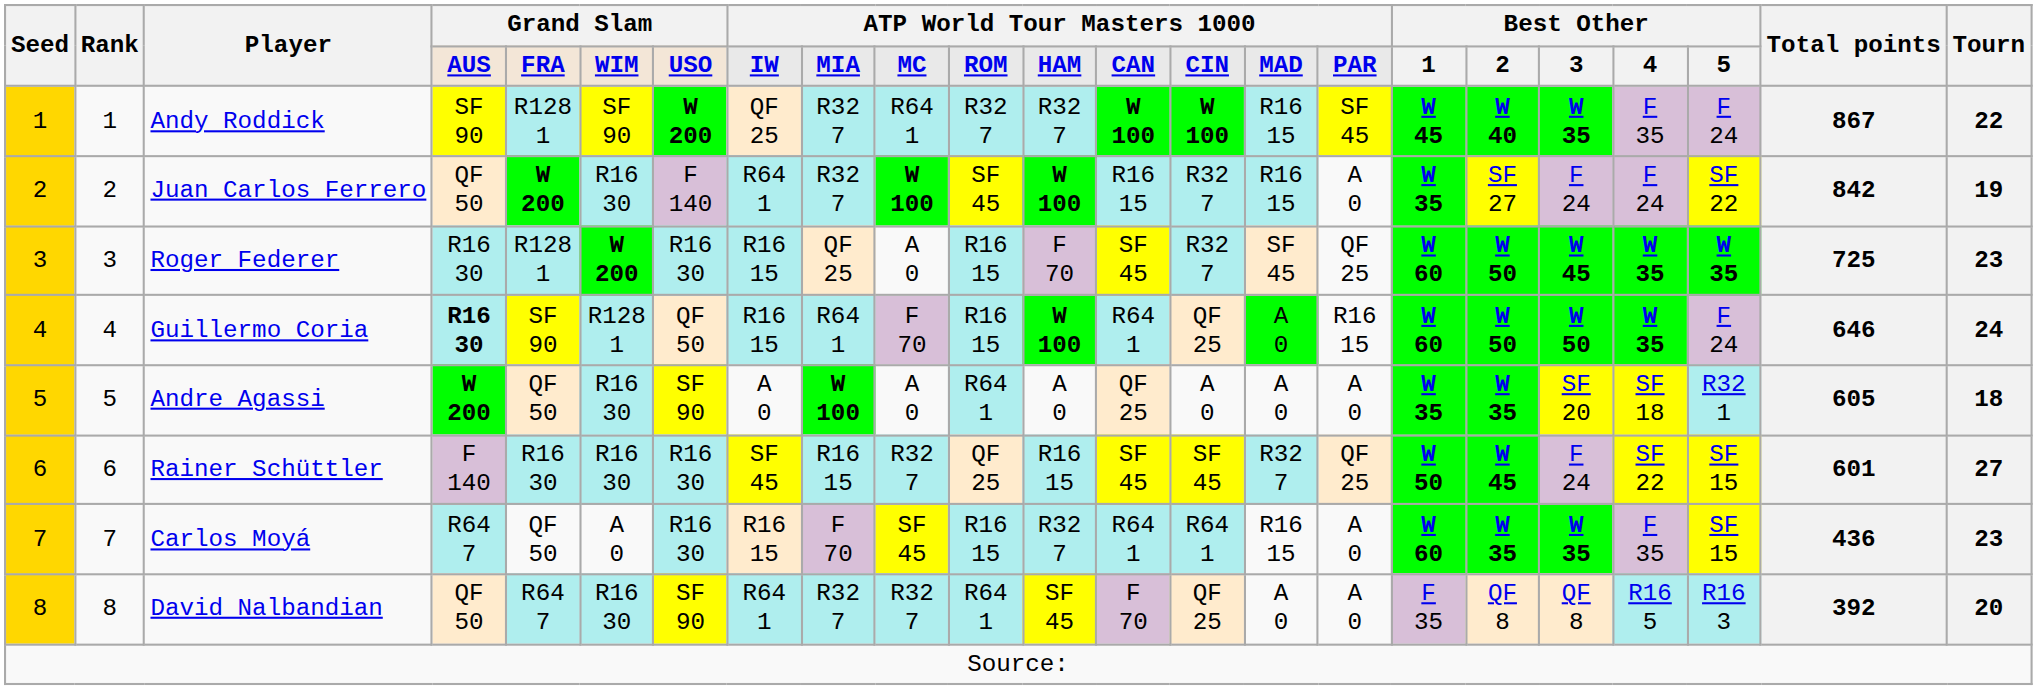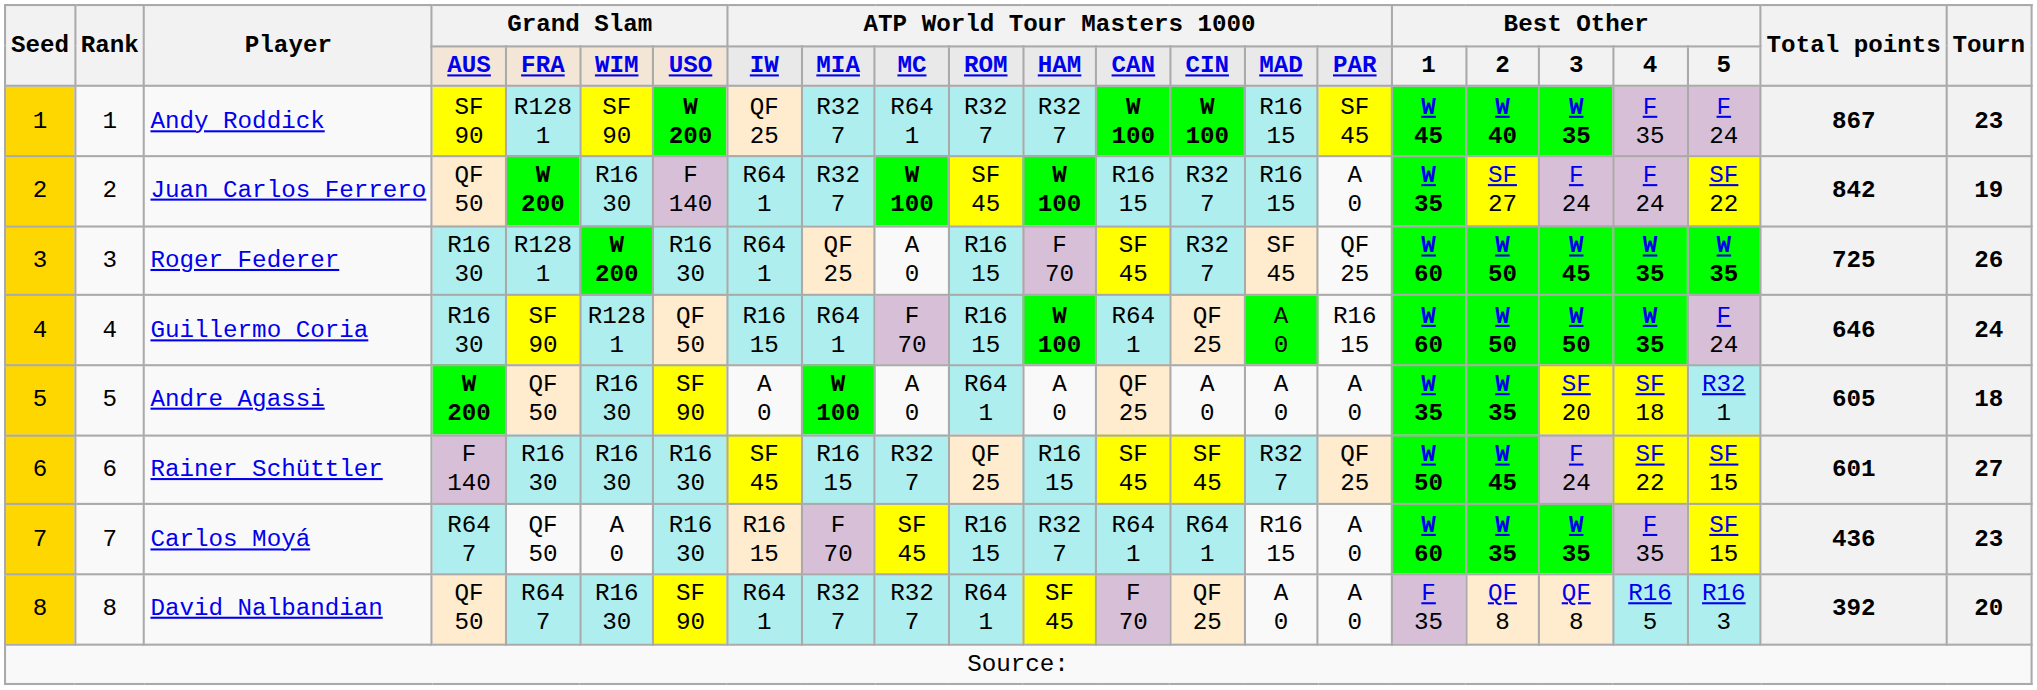(1989, 121) 22 -> (1989, 121) 23
(764, 260) R16 15 -> (764, 260) R64 1
(1989, 260) 23 -> (1989, 260) 26
(469, 330) bold -> (469, 330) normal
